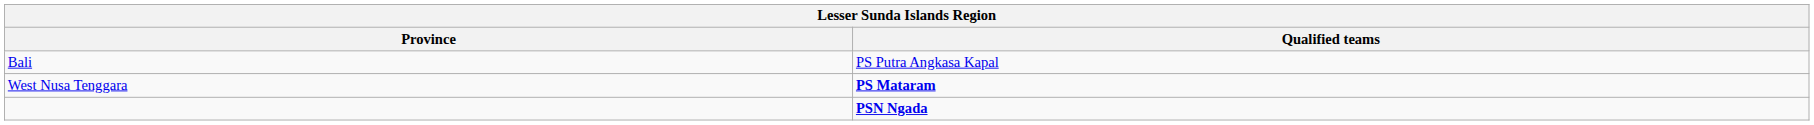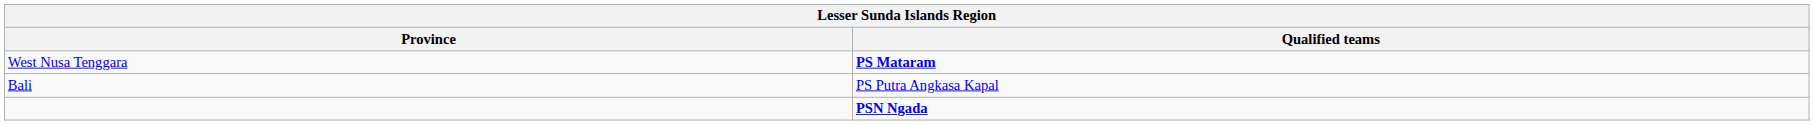rows swapped: (20, 62) <-> (68, 85)
